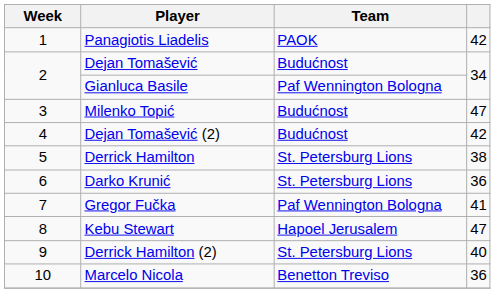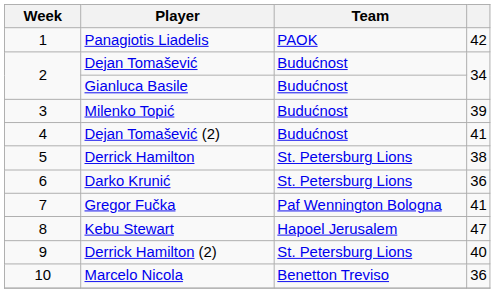(360, 87) Paf Wennington Bologna -> (313, 87) Budućnost
(478, 110) 47 -> (478, 110) 39
(478, 134) 42 -> (478, 134) 41
